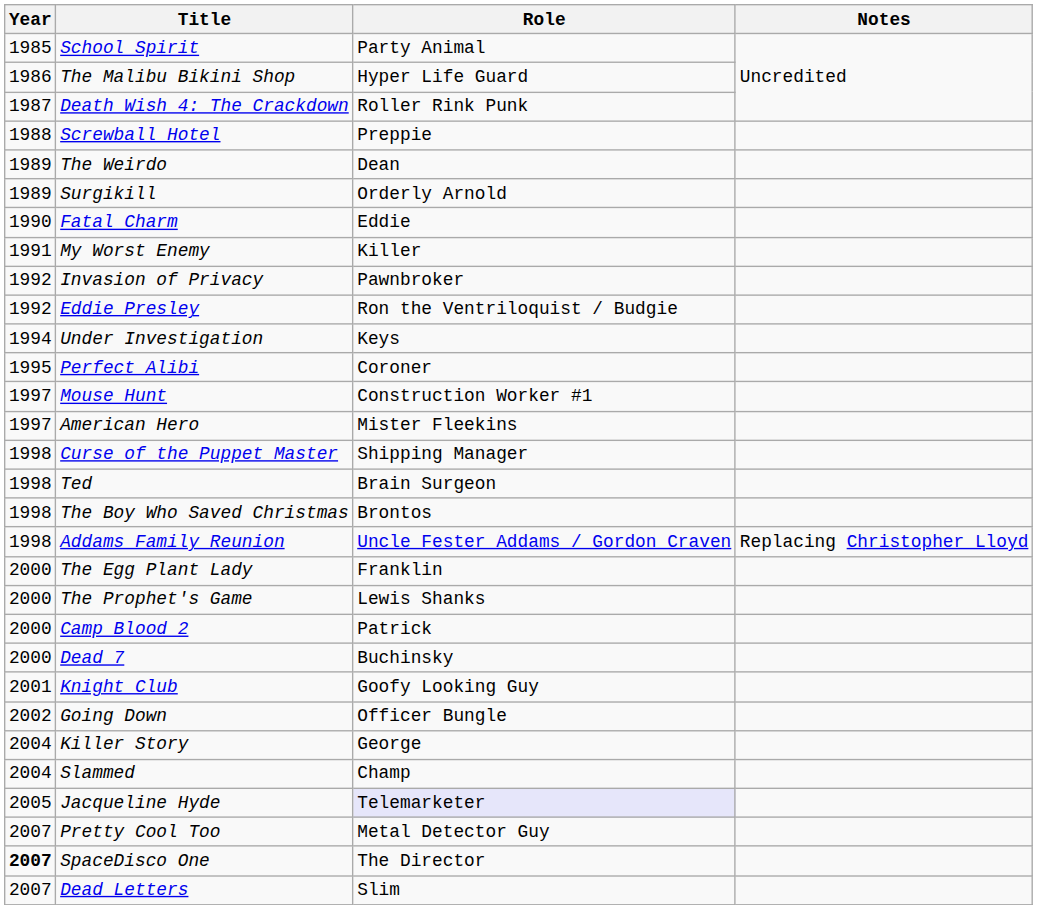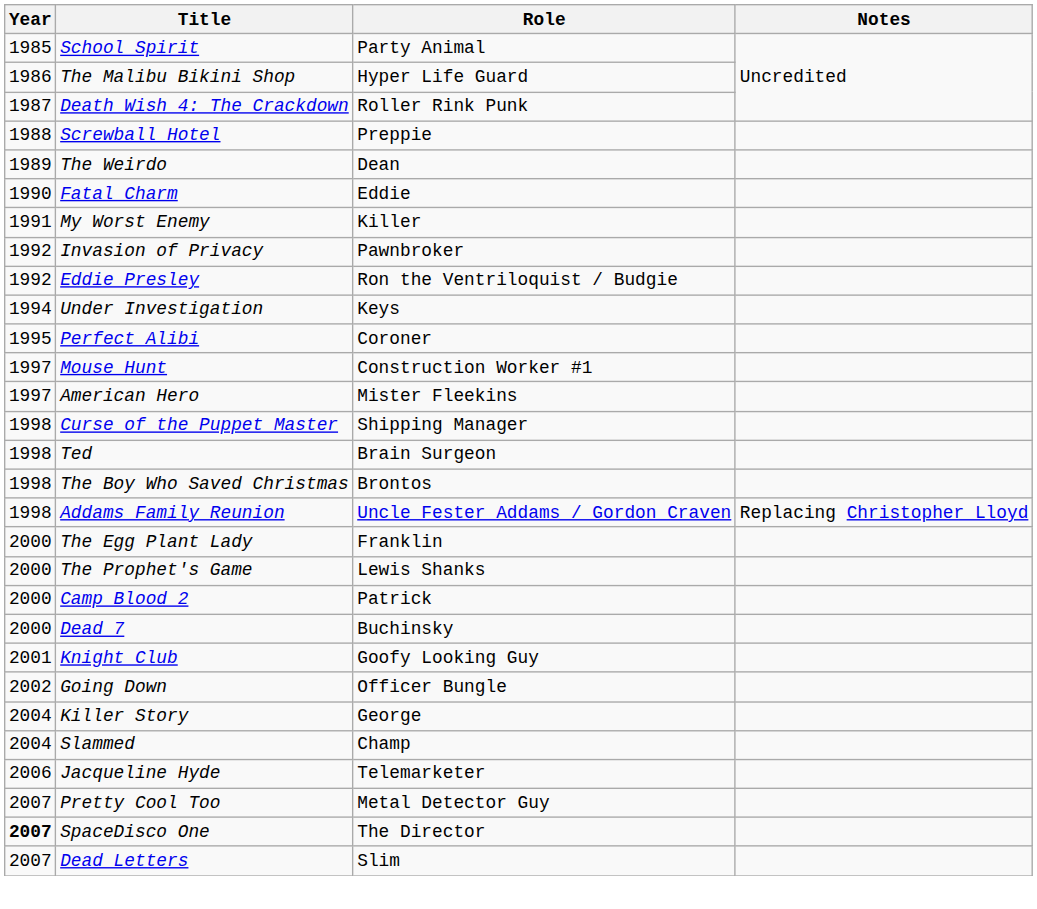- row: (108, 193)
(30, 803) 2005 -> (30, 774) 2006
(421, 803) lavender background -> (421, 774) no background
